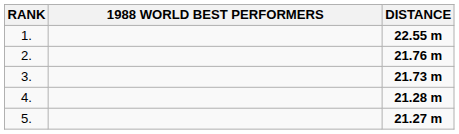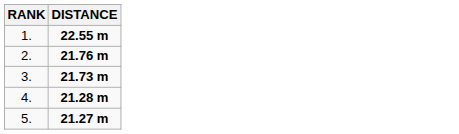- column: (215, 15)
